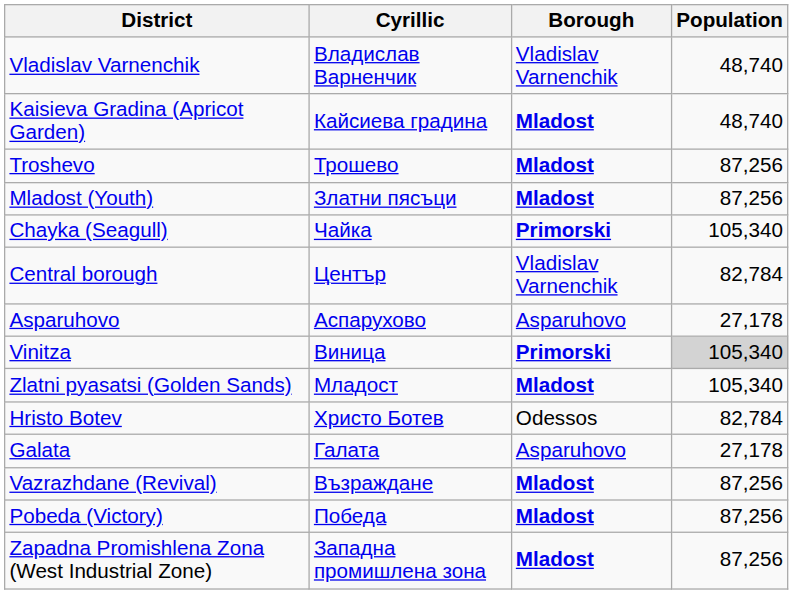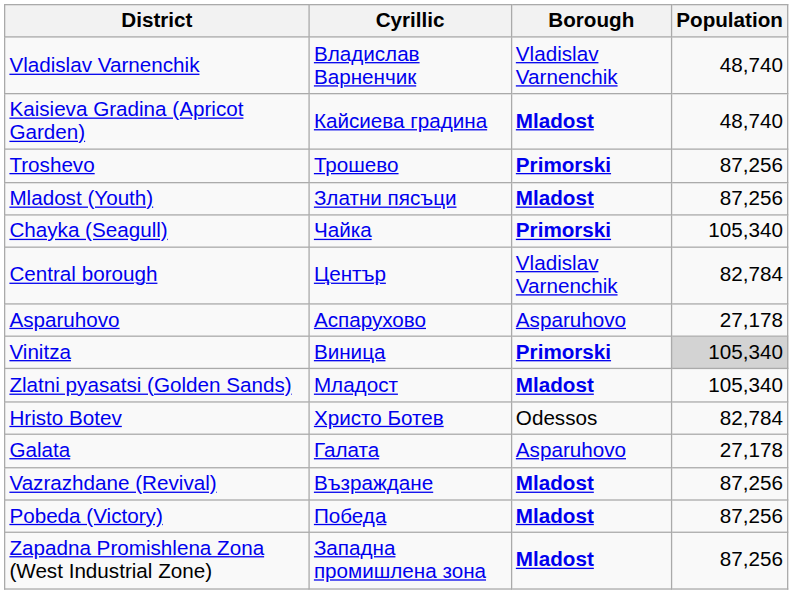(555, 165) Mladost -> (563, 165) Primorski
